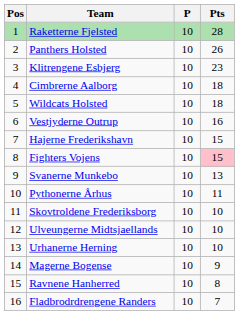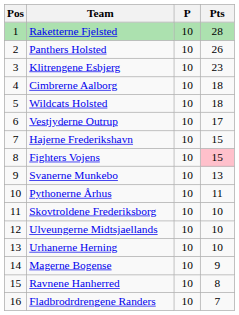(217, 121) 16 -> (217, 121) 17
